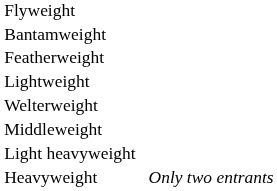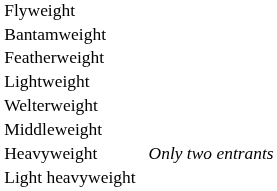rows swapped: (70, 153) <-> (51, 177)
